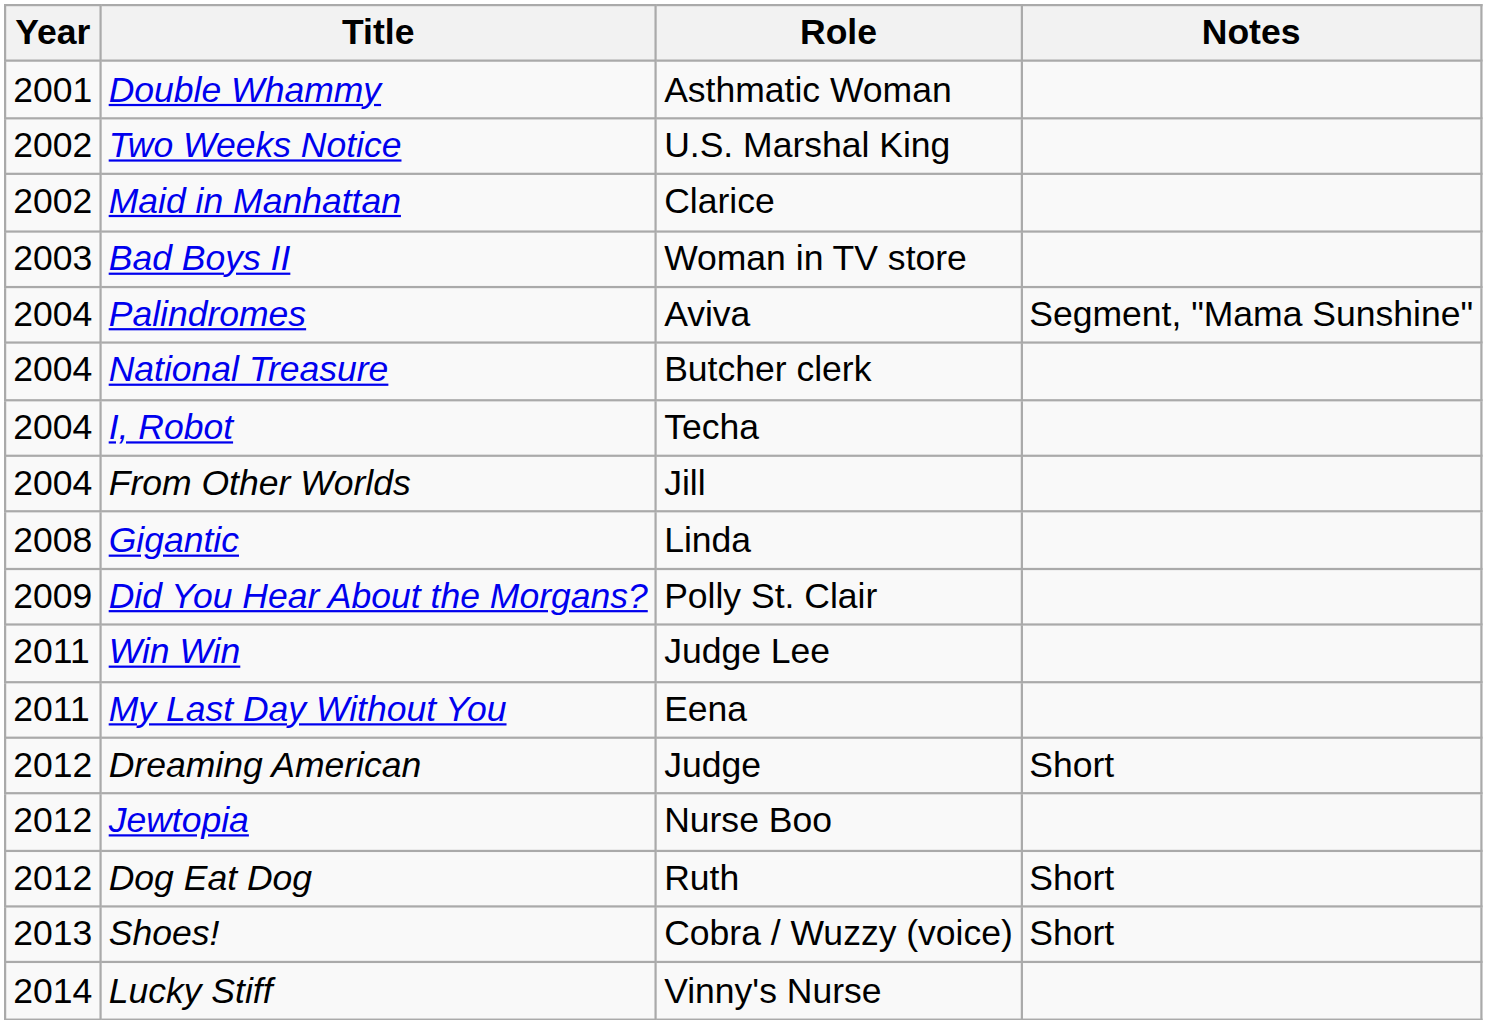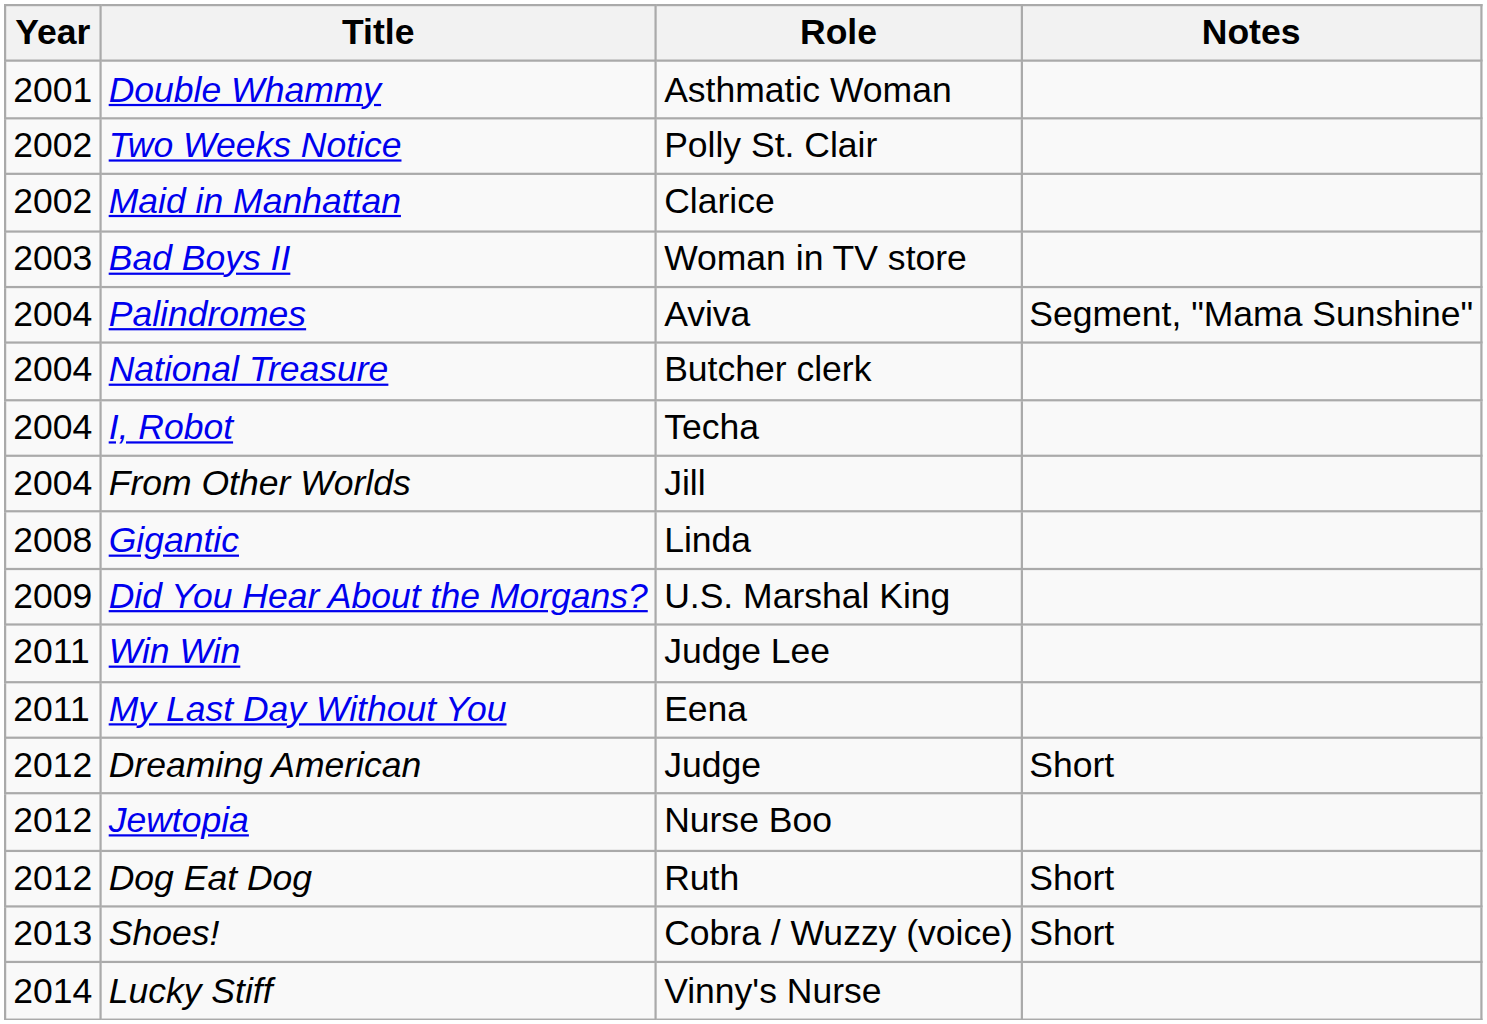(807, 145) U.S. Marshal King -> (771, 145) Polly St. Clair
(771, 595) Polly St. Clair -> (807, 595) U.S. Marshal King
